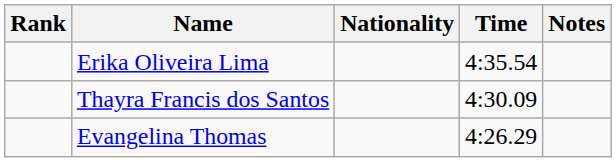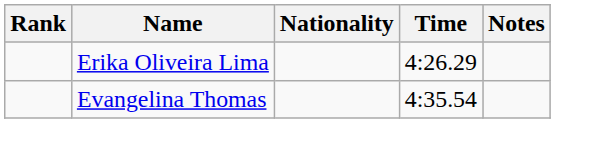(501, 61) 4:35.54 -> (441, 61) 4:26.29
- row: (203, 99)
(501, 136) 4:26.29 -> (441, 99) 4:35.54
